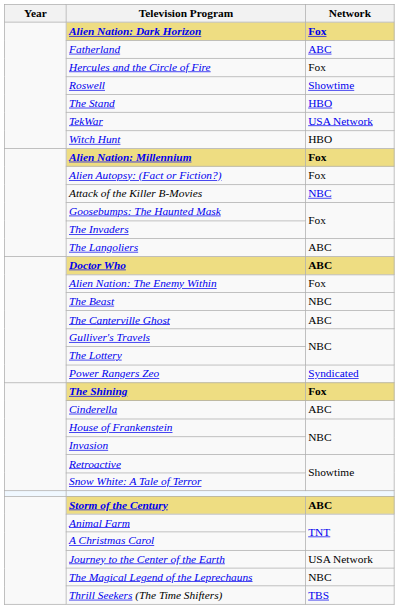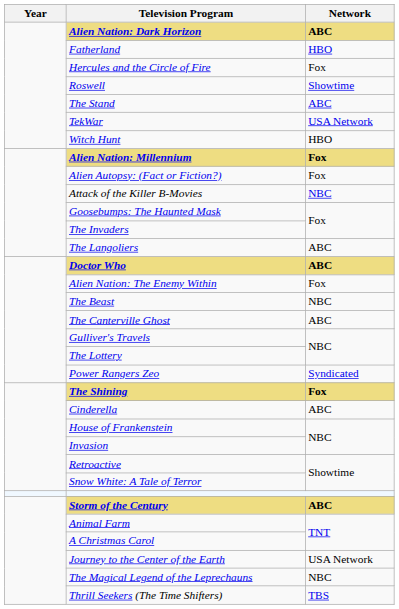(317, 31) Fox -> (320, 31) ABC
(320, 49) ABC -> (320, 49) HBO
(320, 103) HBO -> (320, 103) ABC
